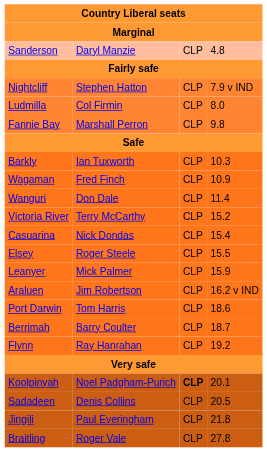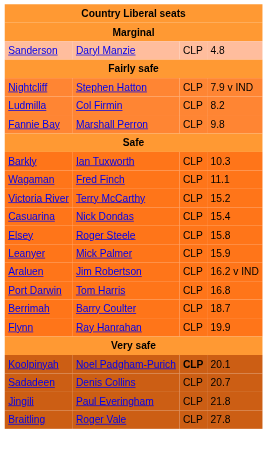(218, 106) 8.0 -> (218, 106) 8.2
(220, 179) 10.9 -> (220, 179) 11.1
- row: (27, 198)
(220, 253) 15.5 -> (220, 235) 15.8
(220, 309) 18.6 -> (220, 290) 16.8
(220, 346) 19.2 -> (220, 327) 19.9
(220, 401) 20.5 -> (220, 383) 20.7
